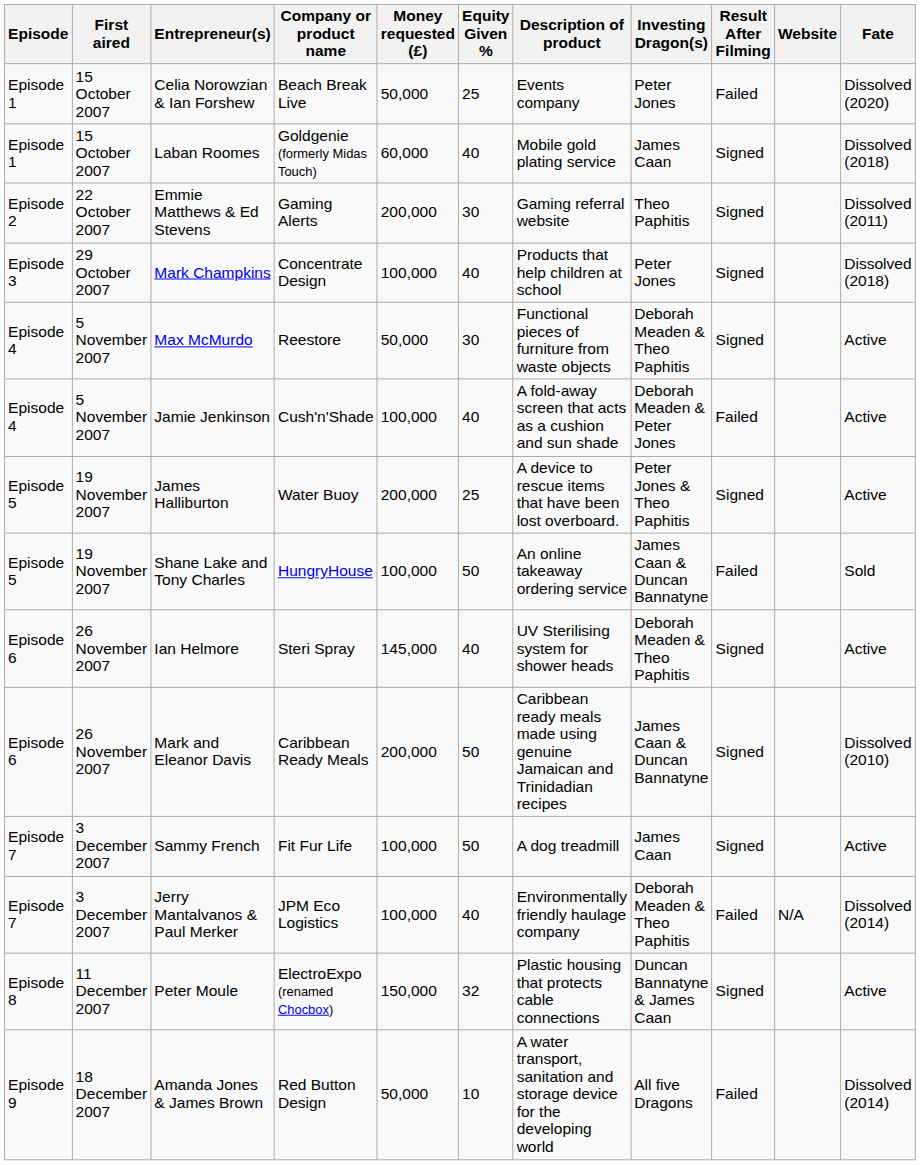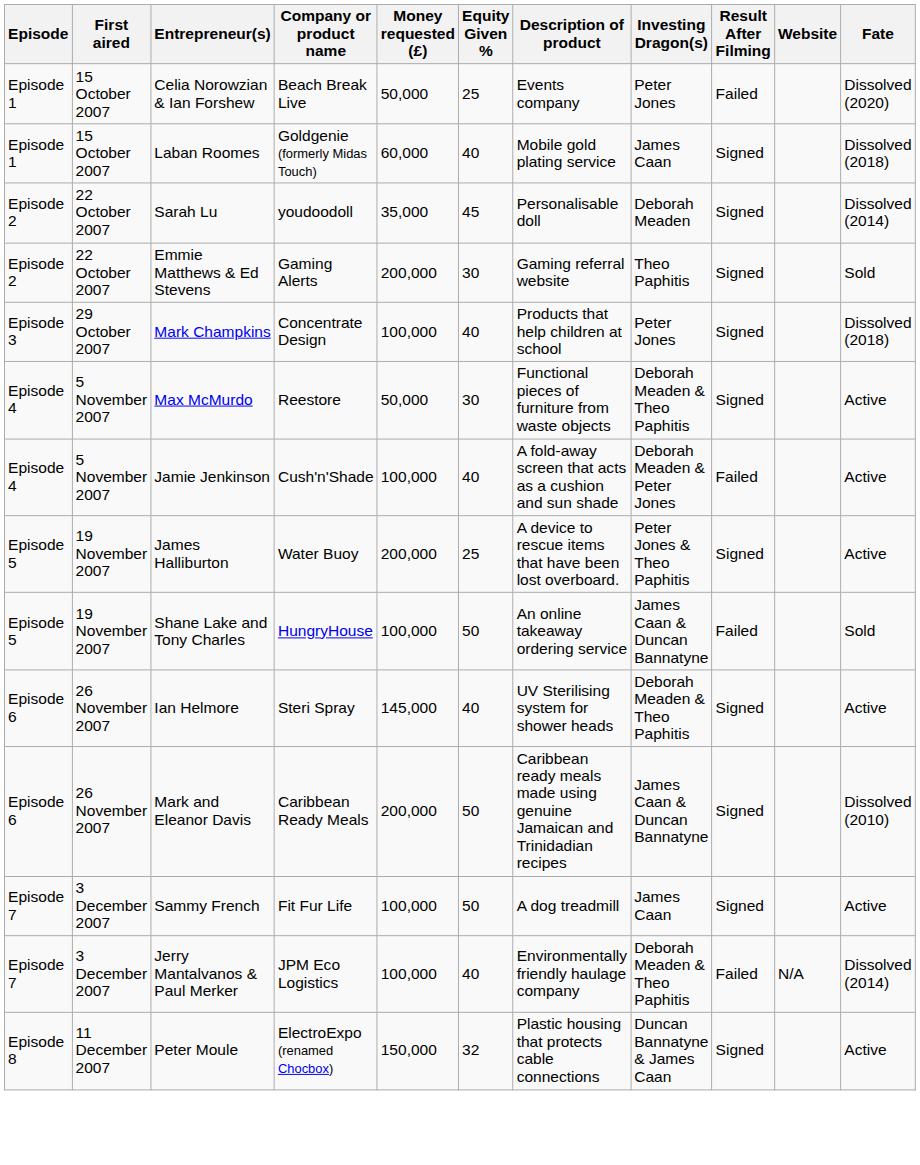+ row: (186, 212)
(878, 212) Dissolved (2011) -> (860, 272) Sold
- row: (209, 1094)
